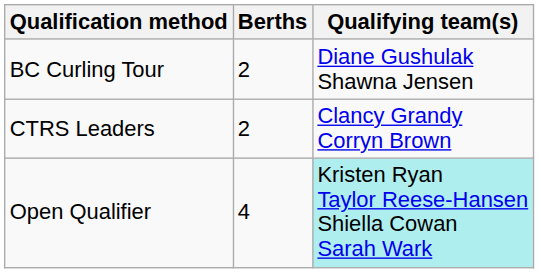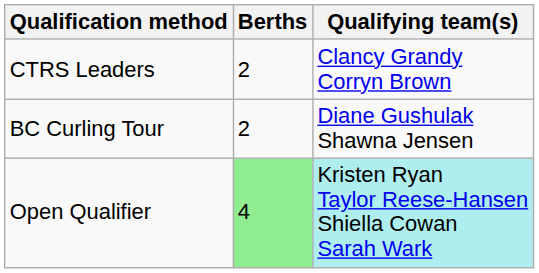rows swapped: (82, 128) <-> (87, 68)
(244, 212) no background -> (244, 212) lightgreen background
